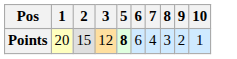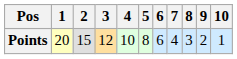+ column: (128, 16)
(124, 40) bold -> (146, 40) normal
